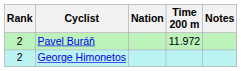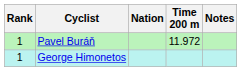(20, 41) 2 -> (20, 41) 1
(20, 58) 2 -> (20, 58) 1
